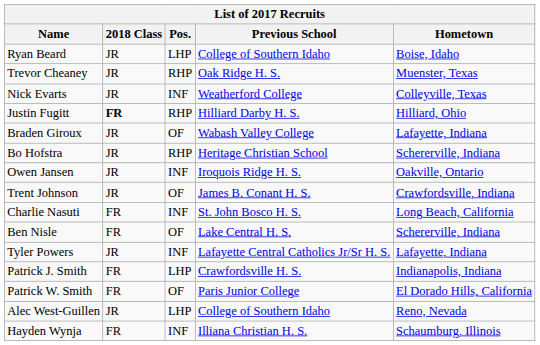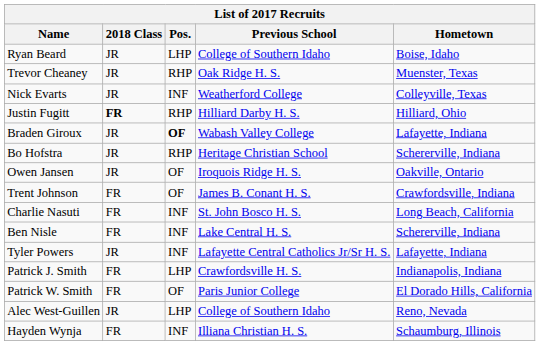(176, 133) normal -> (177, 133) bold
(178, 172) INF -> (176, 172) OF
(112, 192) JR -> (113, 192) FR
(176, 232) OF -> (178, 232) INF
